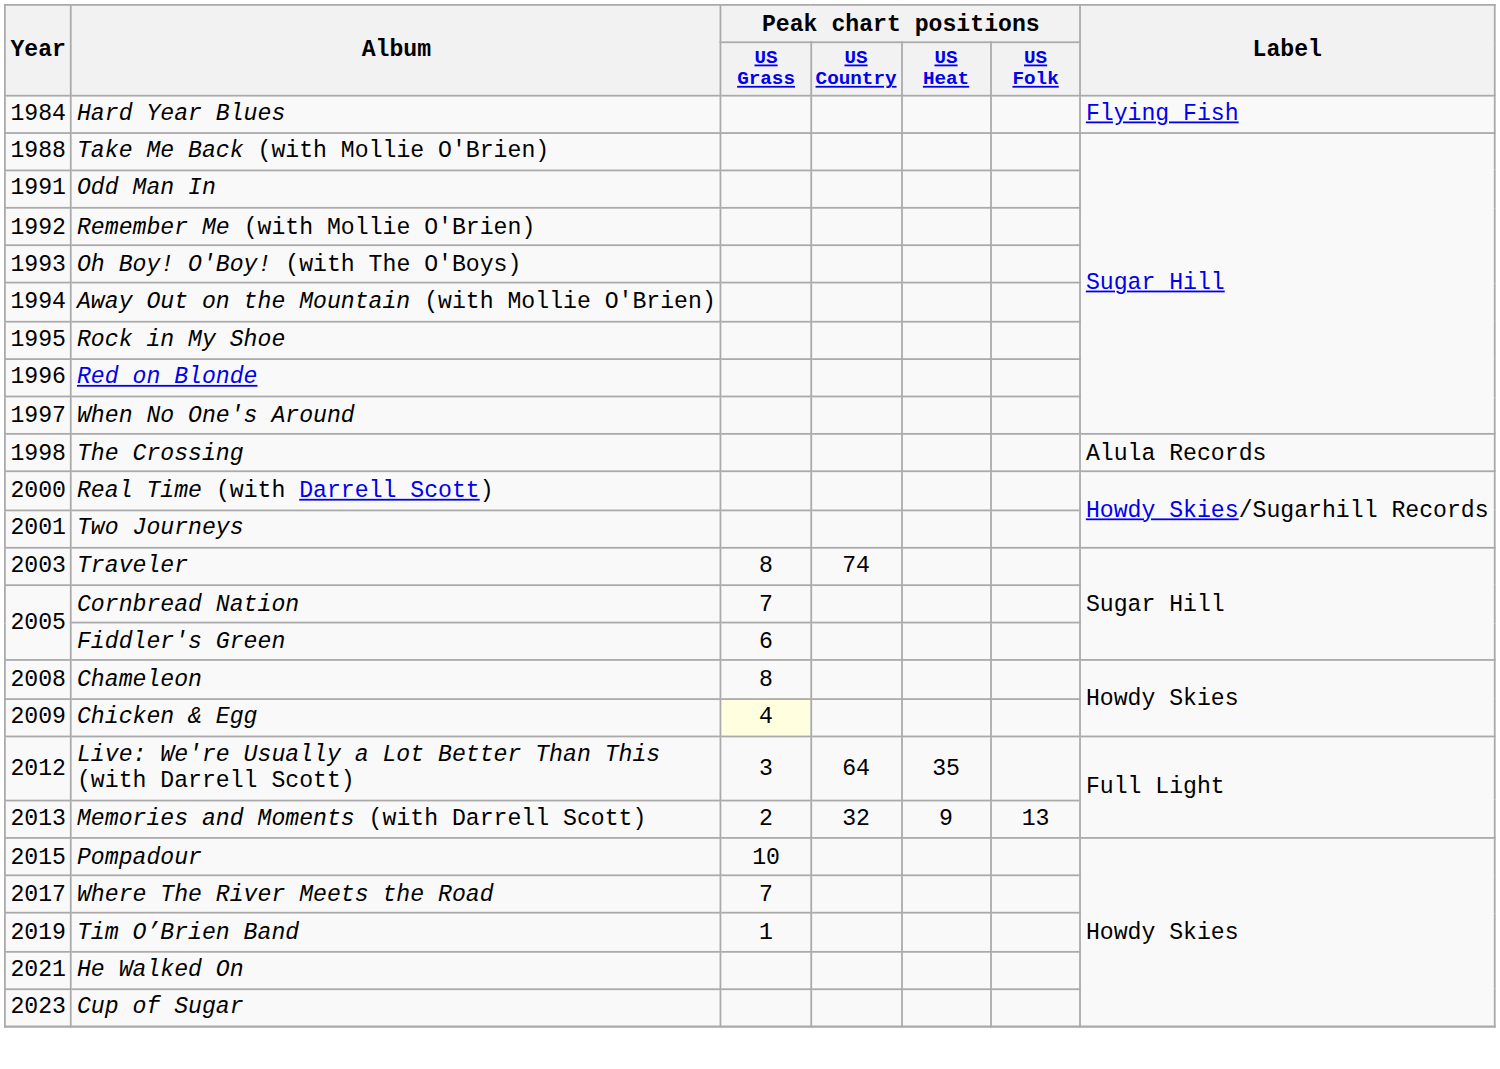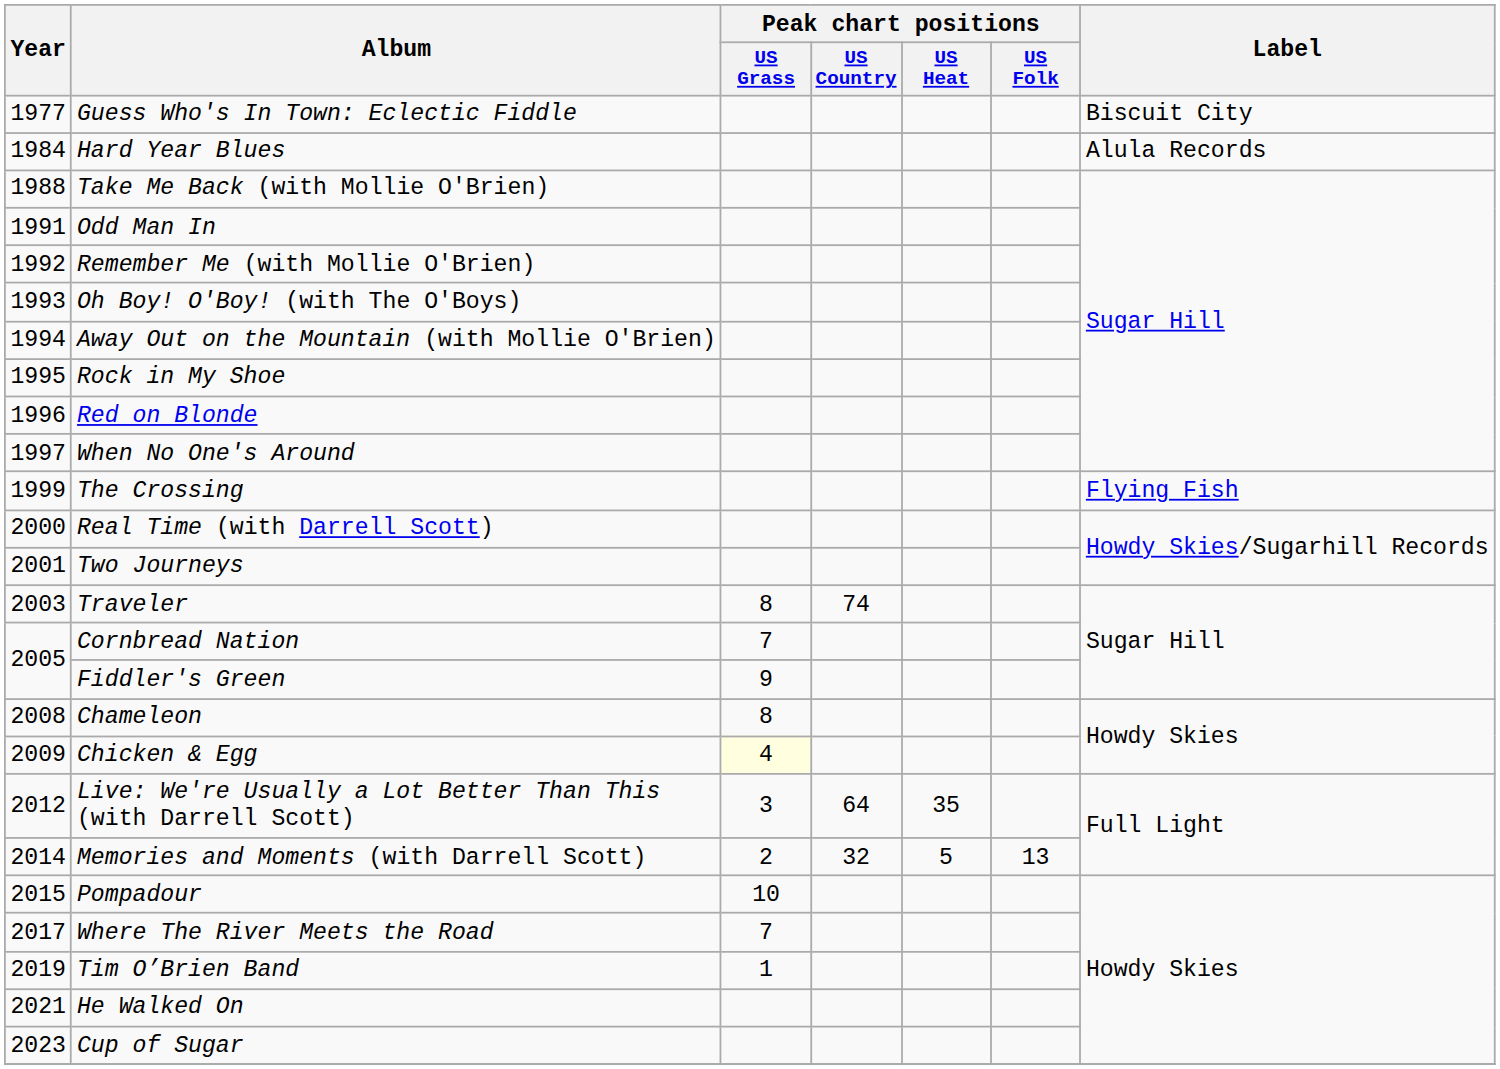+ row: (327, 114)
(1162, 114) Flying Fish -> (1176, 151) Alula Records
(38, 453) 1998 -> (38, 491) 1999
(1176, 453) Alula Records -> (1162, 491) Flying Fish
(766, 642) 6 -> (766, 679) 9
(38, 819) 2013 -> (38, 857) 2014
(946, 819) 9 -> (946, 857) 5
